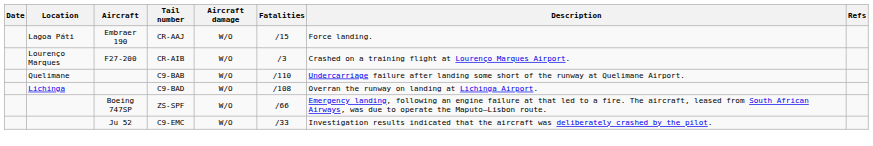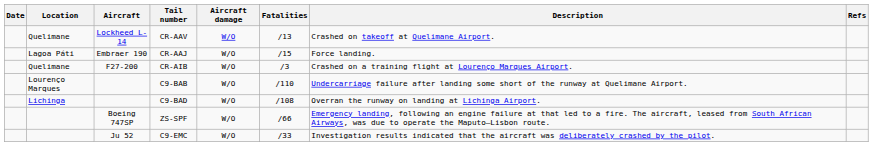+ row: (174, 37)
(47, 59) Lourenço Marques -> (49, 67) Quelimane
(49, 76) Quelimane -> (47, 84) Lourenço Marques
